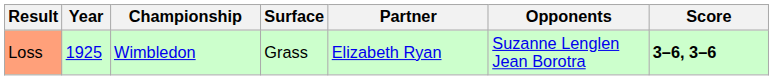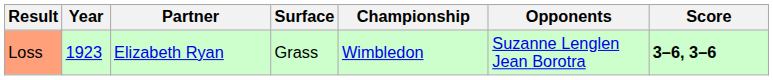columns swapped: (185, 17) <-> (408, 17)
(84, 52) 1925 -> (84, 52) 1923
